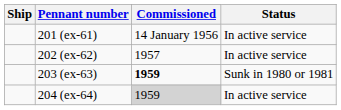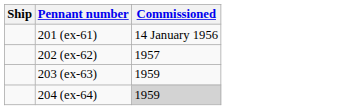- column: (279, 14)
(147, 74) bold -> (147, 74) normal
